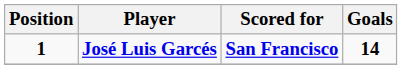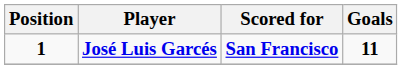(370, 49) 14 -> (370, 49) 11
